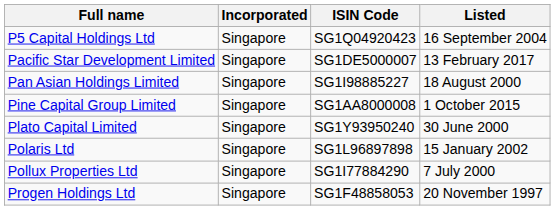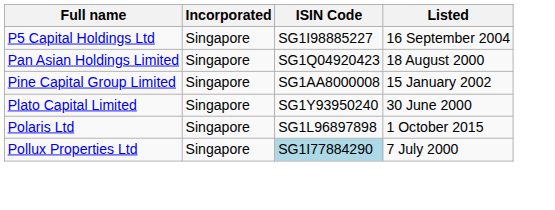(365, 37) SG1Q04920423 -> (326, 37) SG1I98885227
- row: (111, 60)
(361, 82) SG1I98885227 -> (329, 60) SG1Q04920423
(472, 104) 1 October 2015 -> (439, 82) 15 January 2002
(476, 149) 15 January 2002 -> (435, 127) 1 October 2015
(361, 171) no background -> (326, 149) lightblue background
- row: (71, 194)
